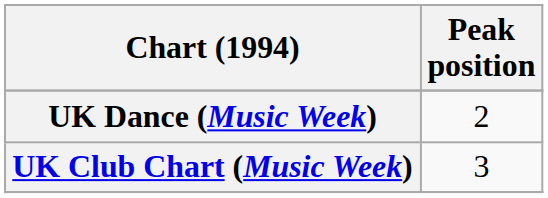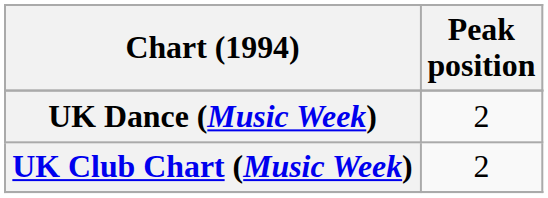(481, 166) 3 -> (481, 166) 2
